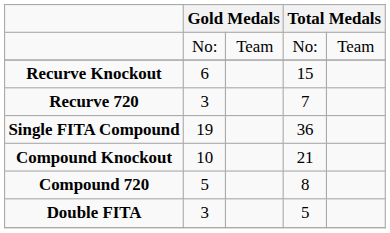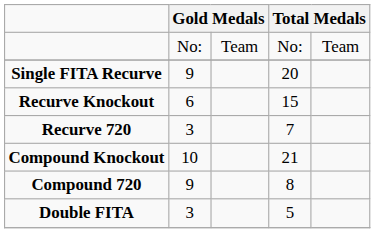+ row: (86, 74)
- row: (94, 129)
(205, 185) 5 -> (190, 185) 9
